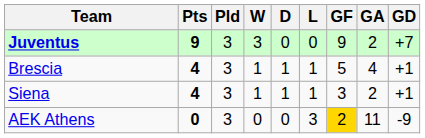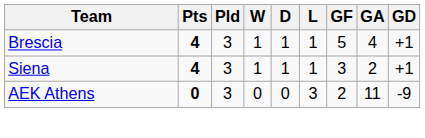- row: (44, 42)
(342, 119) gold background -> (342, 94) no background
